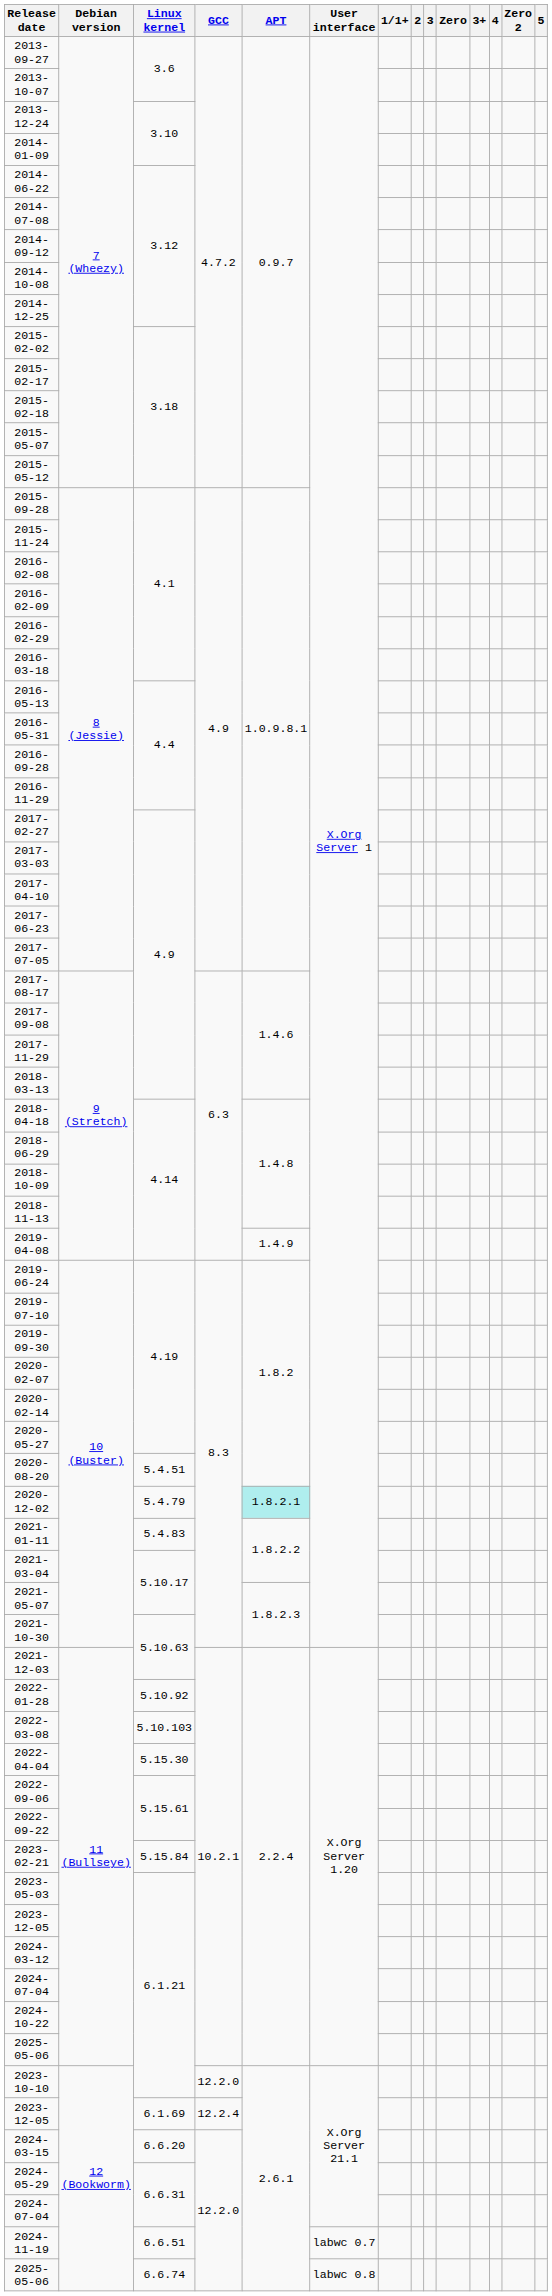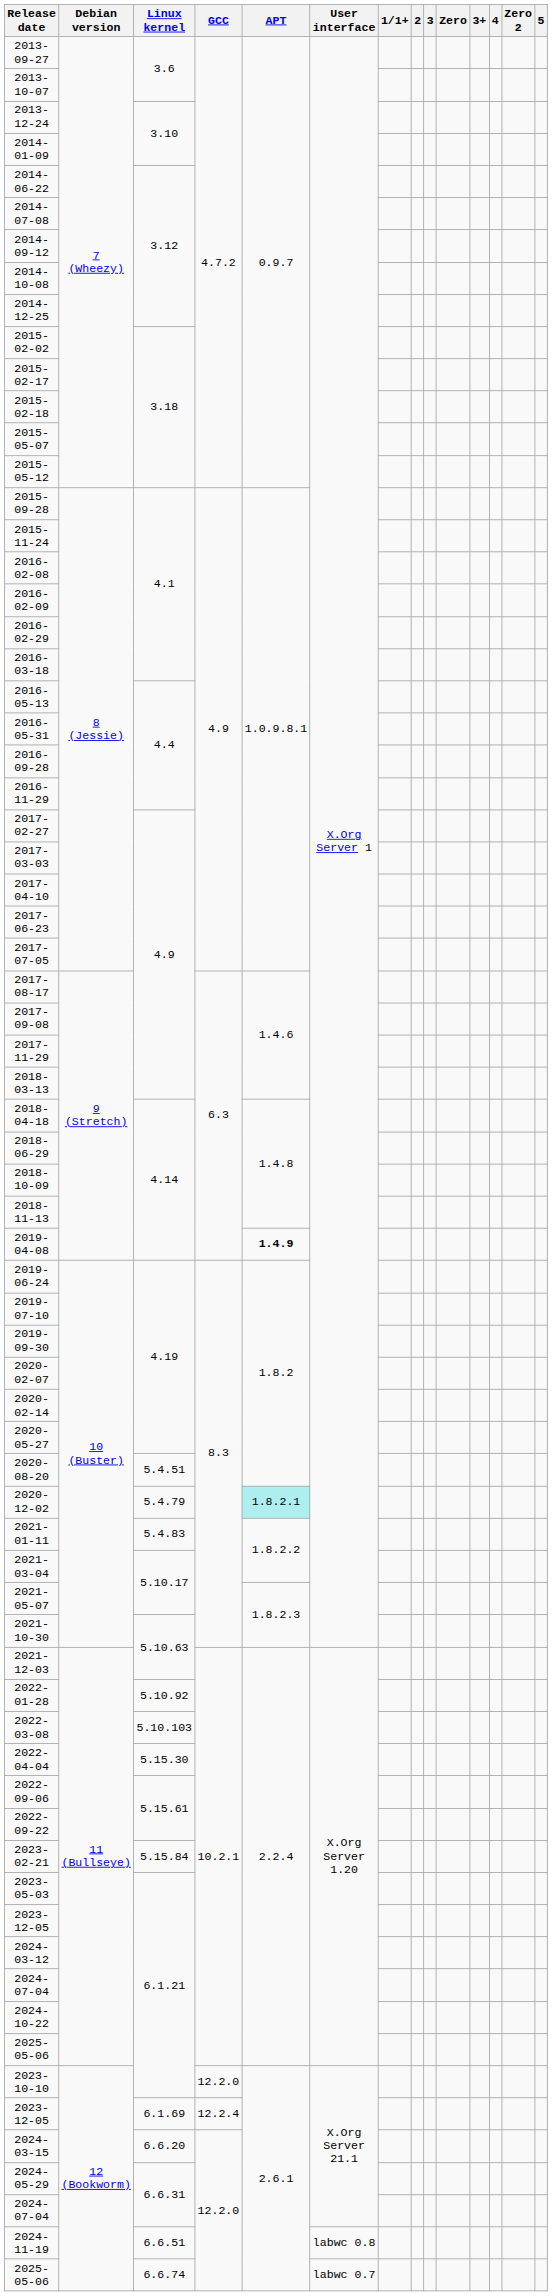(276, 1244) normal -> (276, 1244) bold
(344, 2243) labwc 0.7 -> (344, 2243) labwc 0.8
(344, 2275) labwc 0.8 -> (344, 2275) labwc 0.7
